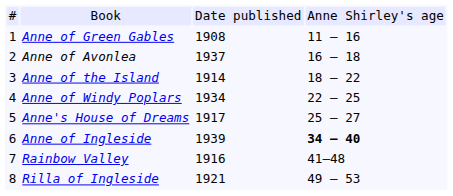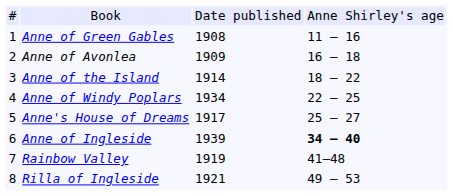(210, 57) 1937 -> (210, 57) 1909
(210, 159) 1916 -> (210, 159) 1919
